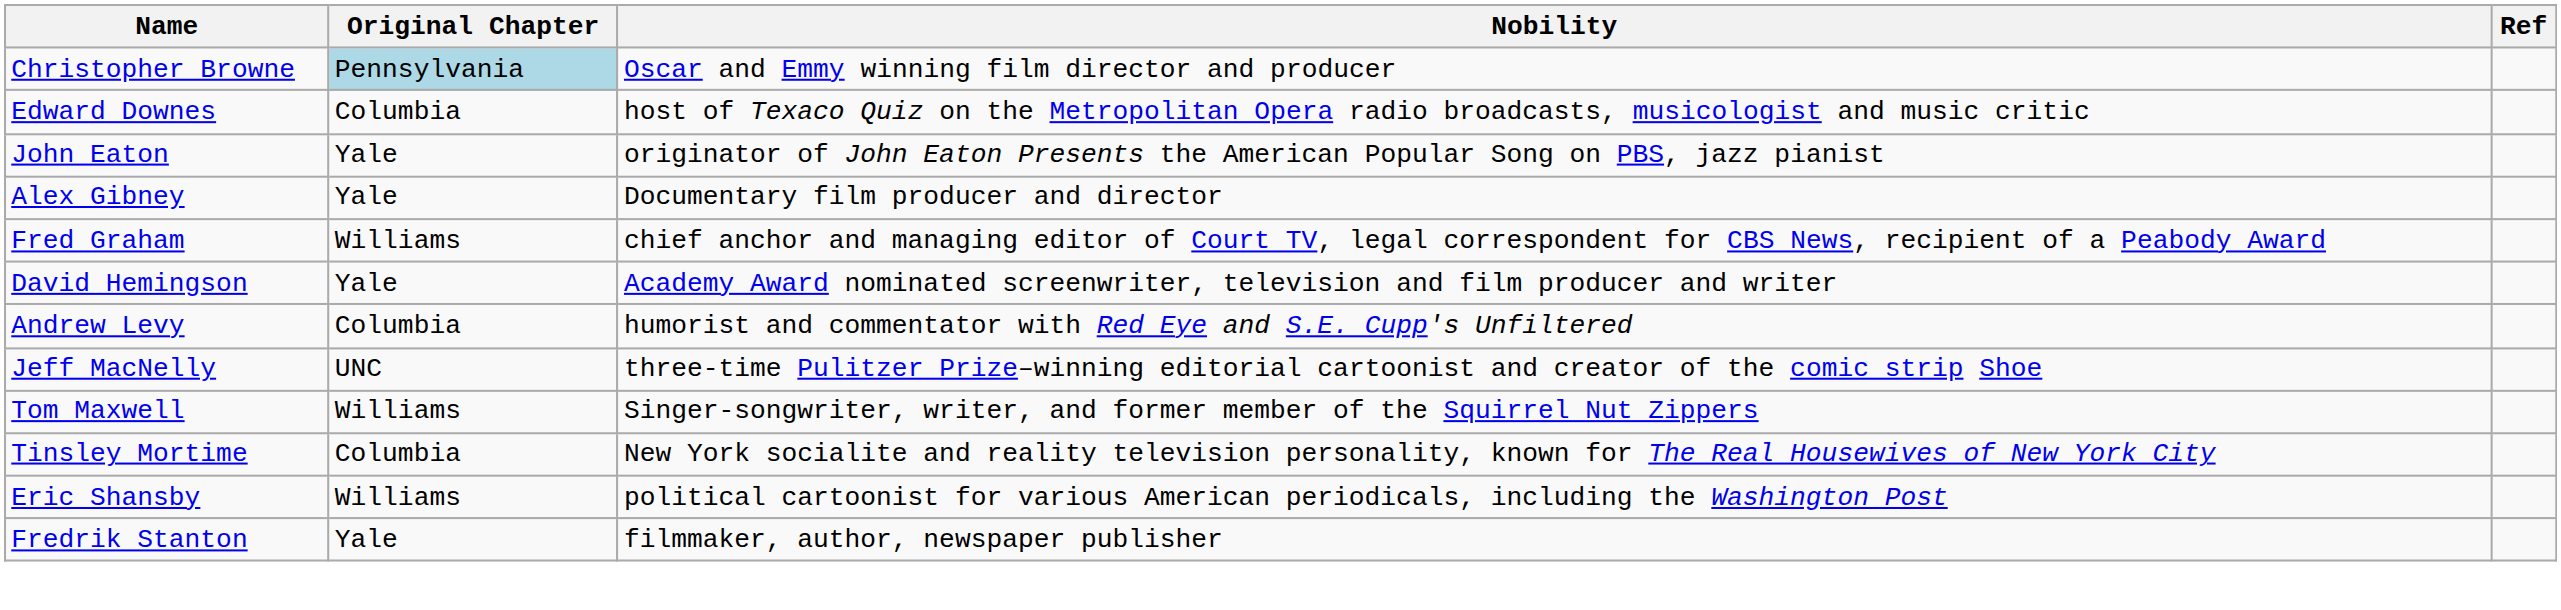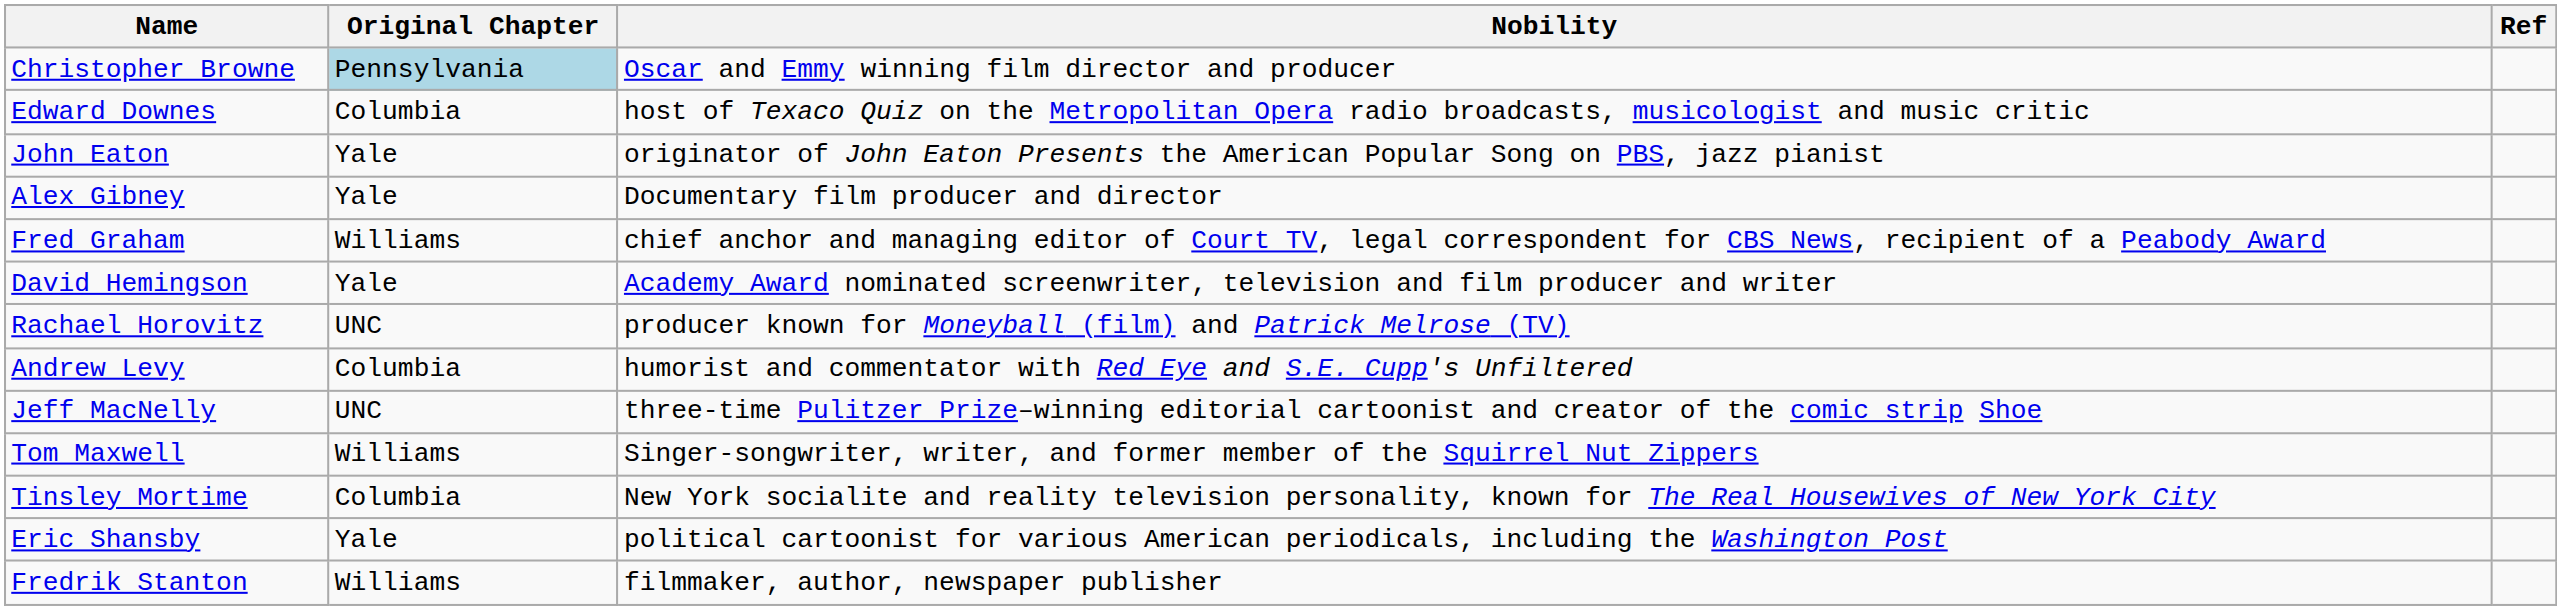+ row: (137, 326)
(398, 497) Williams -> (366, 540) Yale
(366, 540) Yale -> (398, 583) Williams
